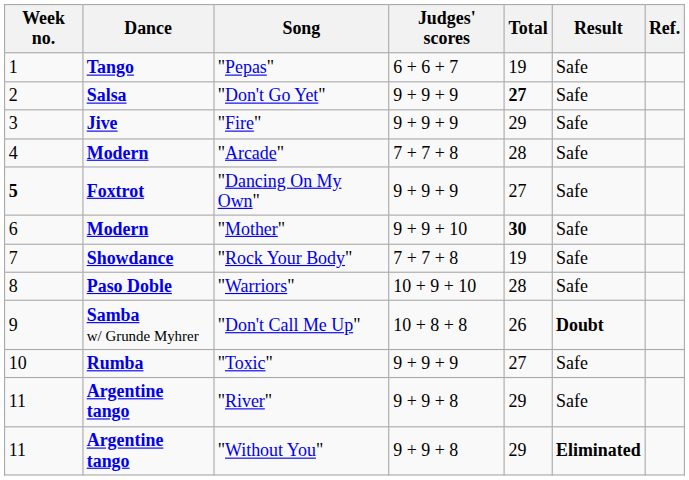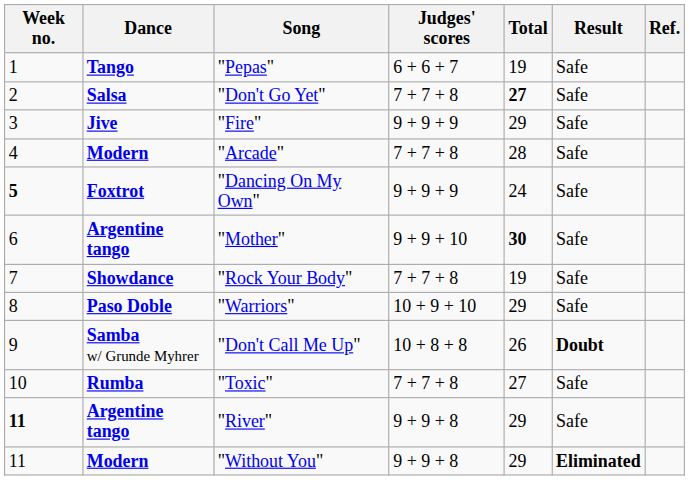(426, 95) 9 + 9 + 9 -> (426, 95) 7 + 7 + 8
(518, 191) 27 -> (518, 191) 24
(118, 229) Modern -> (125, 239) Argentine tango
(518, 286) 28 -> (518, 306) 29
(426, 363) 9 + 9 + 9 -> (426, 383) 7 + 7 + 8
(17, 401) normal -> (17, 422) bold
(125, 450) Argentine tango -> (118, 460) Modern
